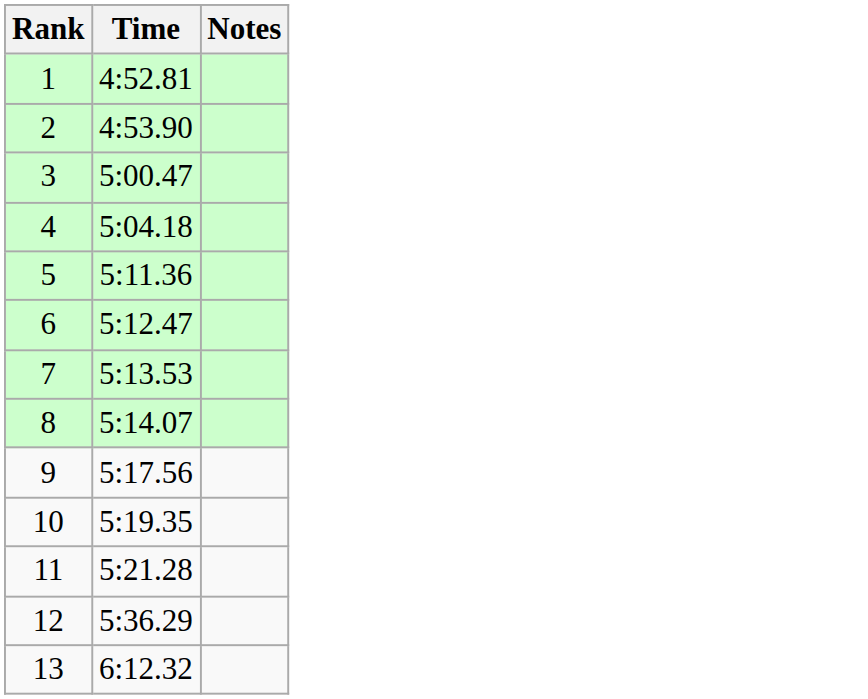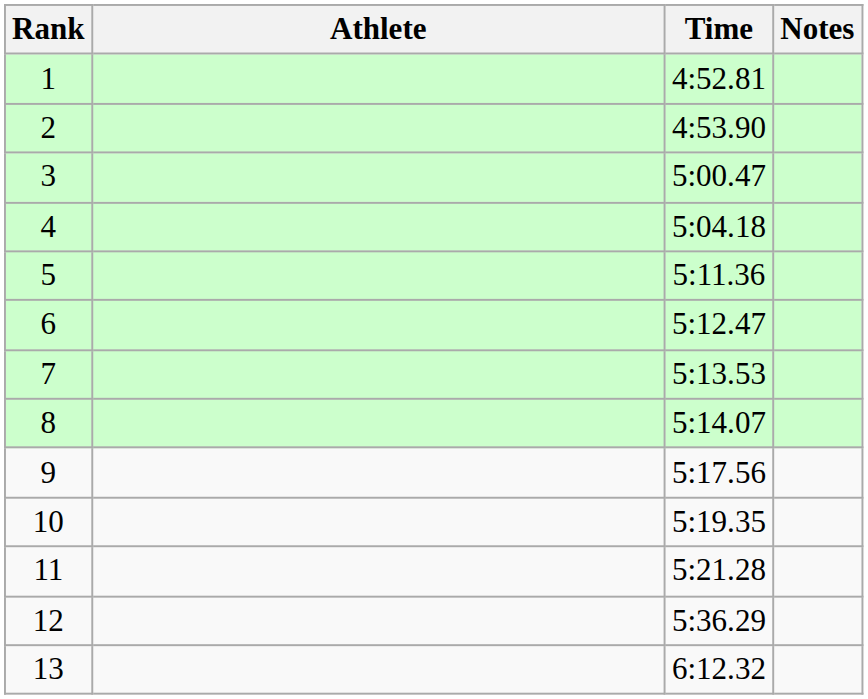+ column: (378, 29)
